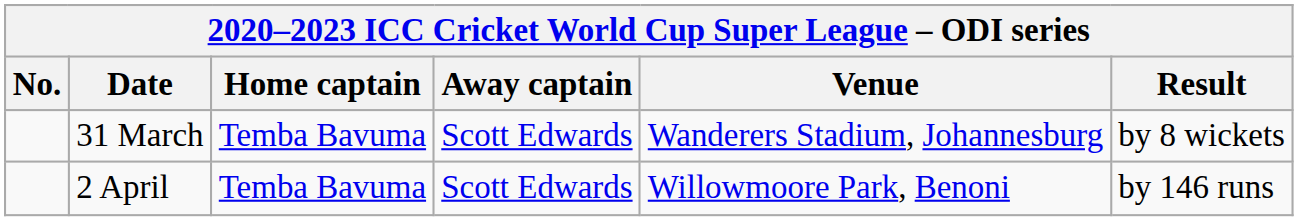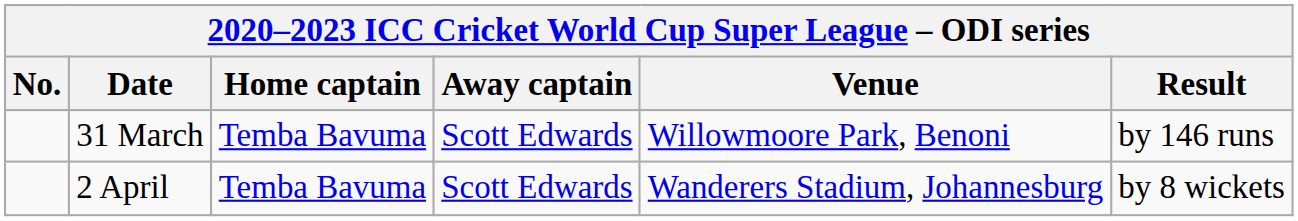(875, 135) Wanderers Stadium, Johannesburg -> (829, 135) Willowmoore Park, Benoni
(1202, 135) by 8 wickets -> (1196, 135) by 146 runs
(829, 187) Willowmoore Park, Benoni -> (875, 187) Wanderers Stadium, Johannesburg
(1196, 187) by 146 runs -> (1202, 187) by 8 wickets
